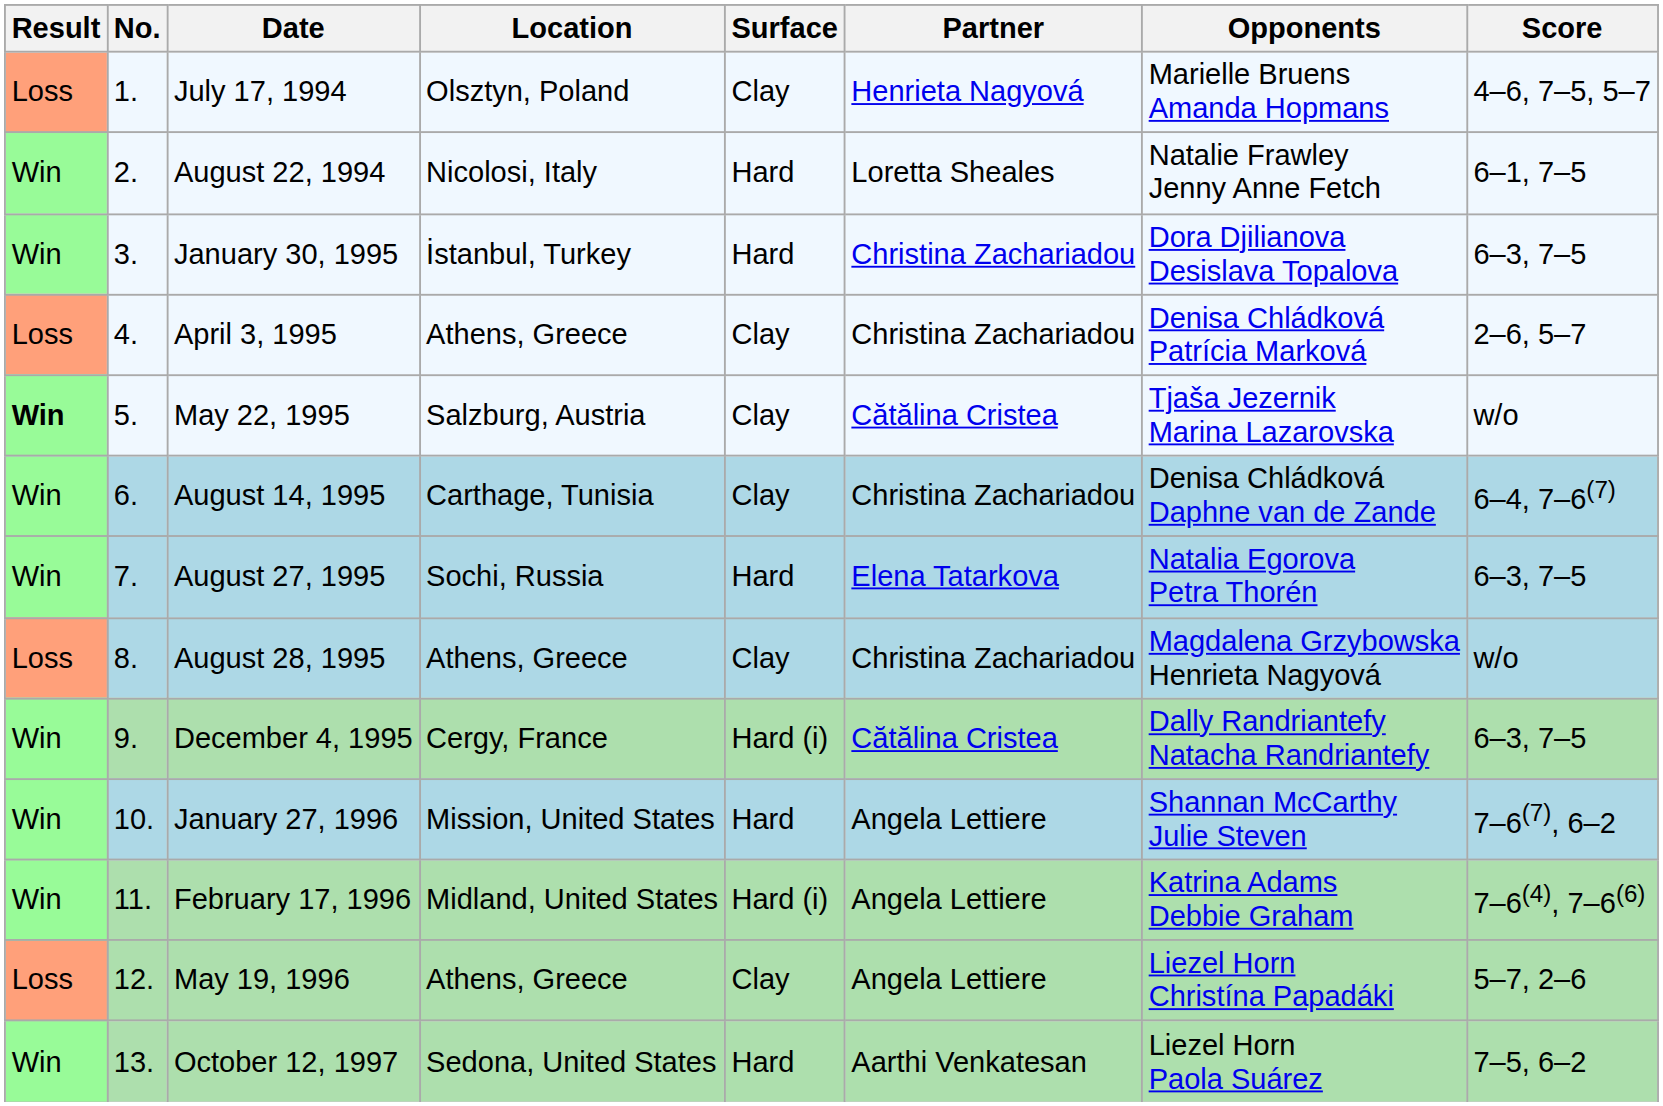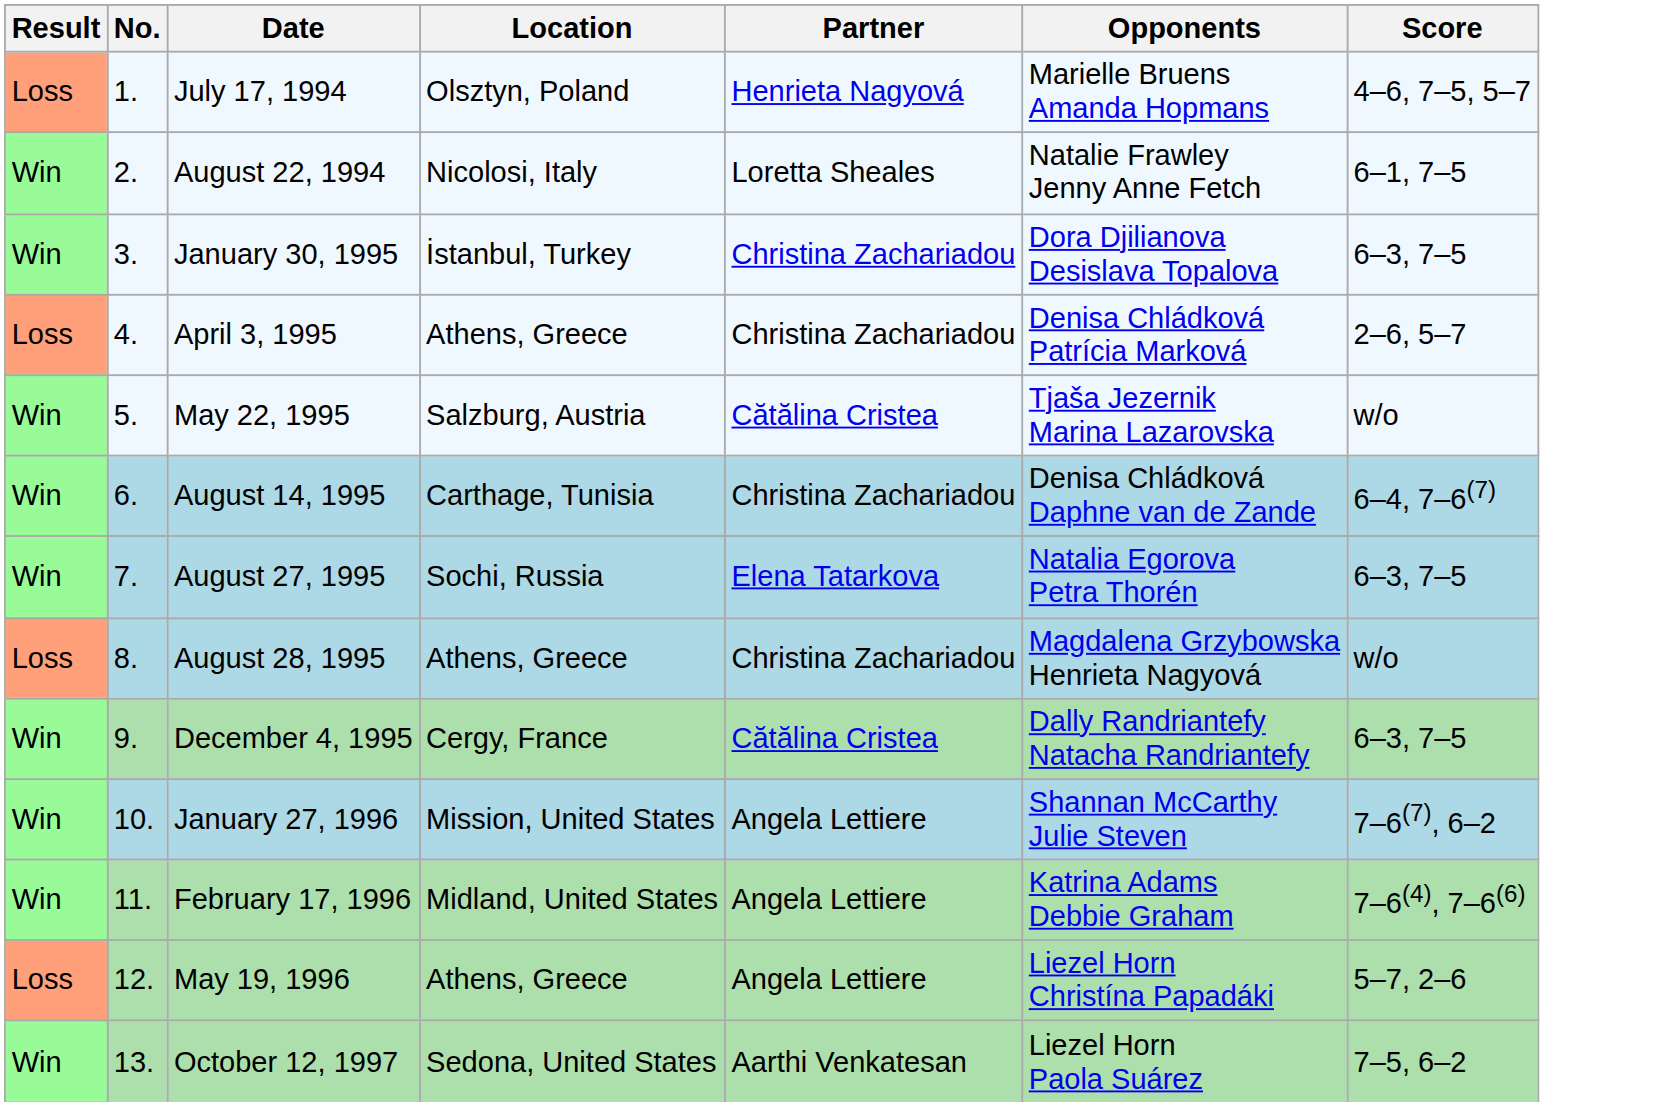- column: (785, 27)
(38, 414) bold -> (37, 414) normal
